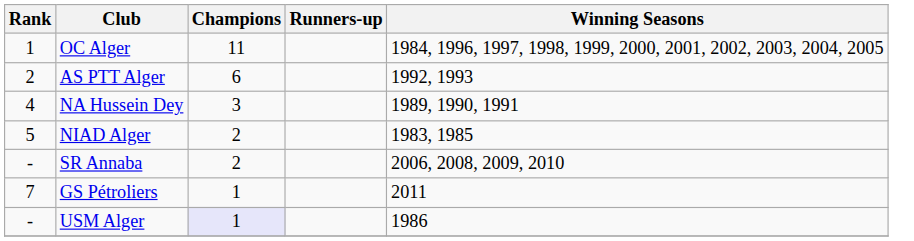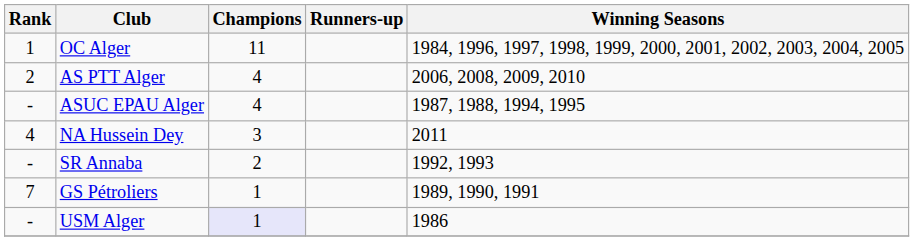(236, 76) 6 -> (257, 76) 4
(432, 76) 1992, 1993 -> (498, 76) 2006, 2008, 2009, 2010
+ row: (132, 105)
(455, 105) 1989, 1990, 1991 -> (430, 134) 2011
- row: (105, 134)
(478, 163) 2006, 2008, 2009, 2010 -> (453, 163) 1992, 1993
(409, 192) 2011 -> (476, 192) 1989, 1990, 1991
